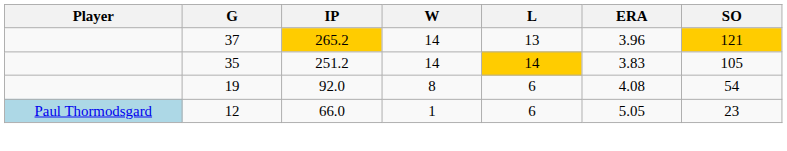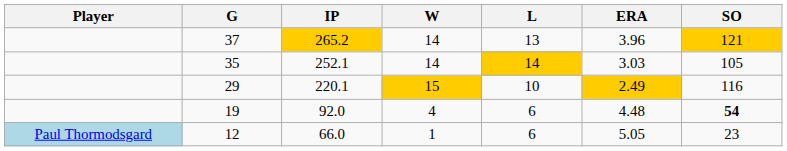(332, 63) 251.2 -> (332, 63) 252.1
(632, 63) 3.83 -> (632, 63) 3.03
+ row: (232, 87)
(432, 87) 8 -> (432, 110) 4
(632, 87) 4.08 -> (632, 110) 4.48
(732, 87) normal -> (732, 110) bold
